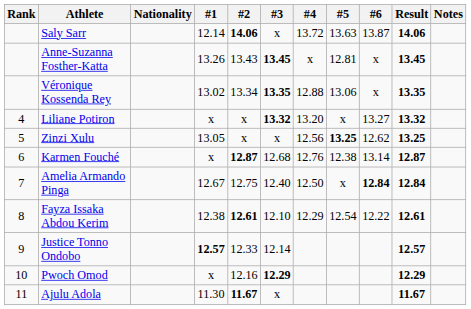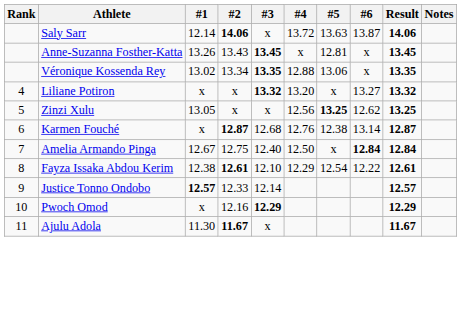- column: (163, 14)
